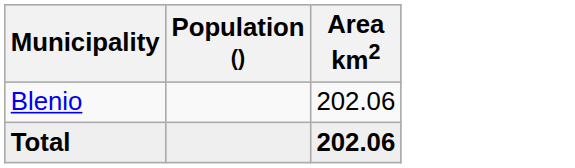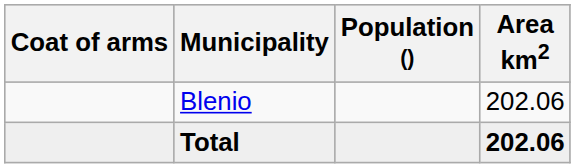+ column: (89, 42)
